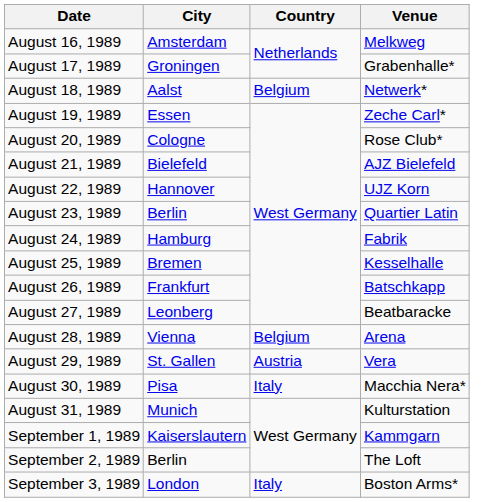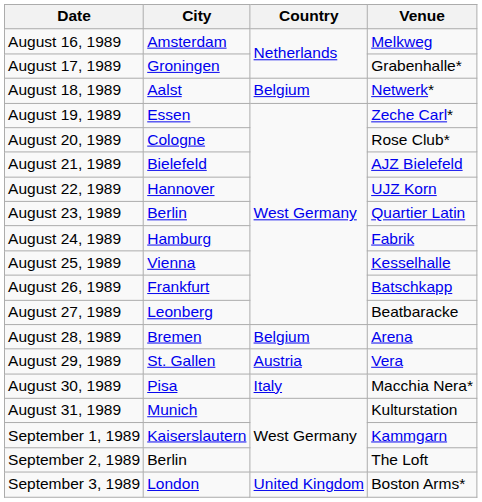(174, 262) Bremen -> (171, 262) Vienna
(171, 336) Vienna -> (174, 336) Bremen
(268, 484) Italy -> (309, 484) United Kingdom
